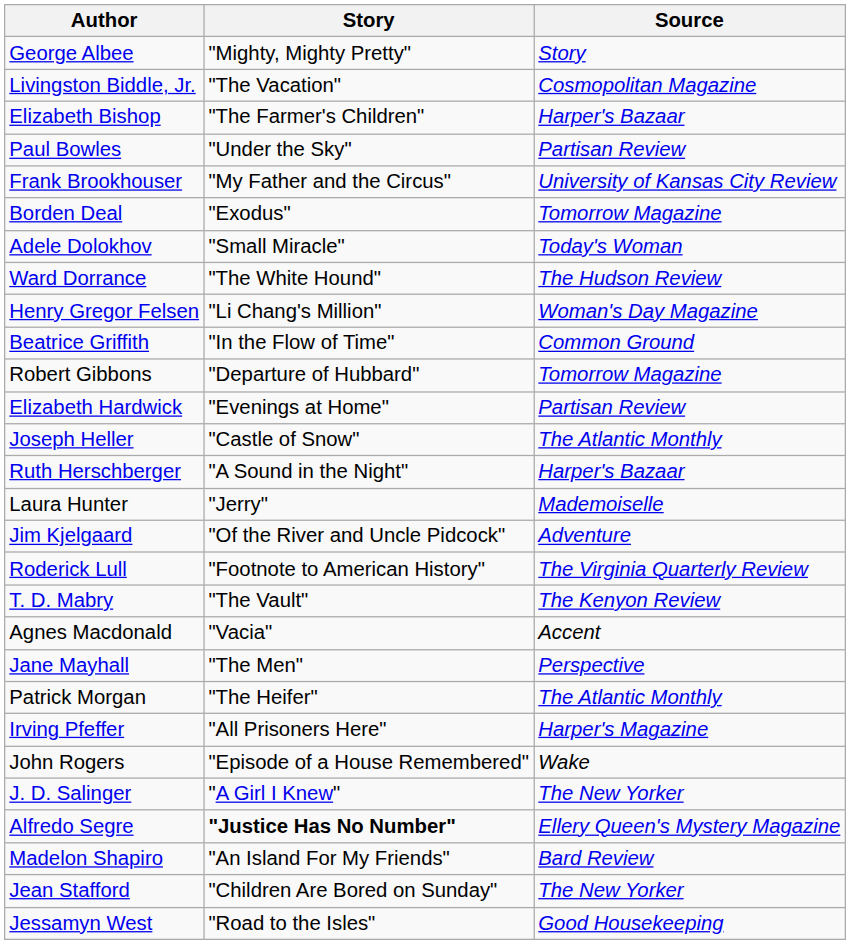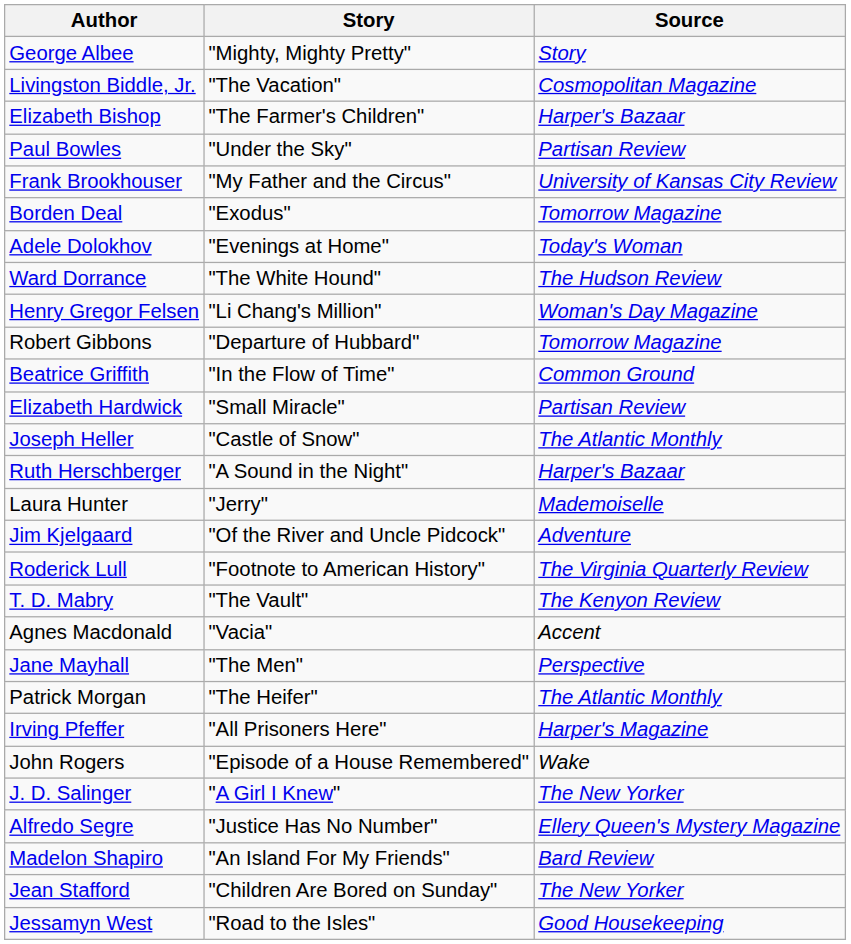(277, 246) "Small Miracle" -> (299, 246) "Evenings at Home"
rows swapped: (80, 375) <-> (79, 342)
(299, 407) "Evenings at Home" -> (277, 407) "Small Miracle"
(332, 826) bold -> (323, 826) normal
